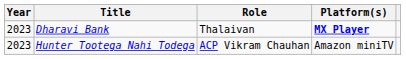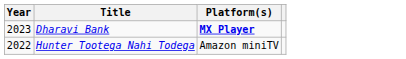- column: (255, 13)
(19, 46) 2023 -> (19, 46) 2022
